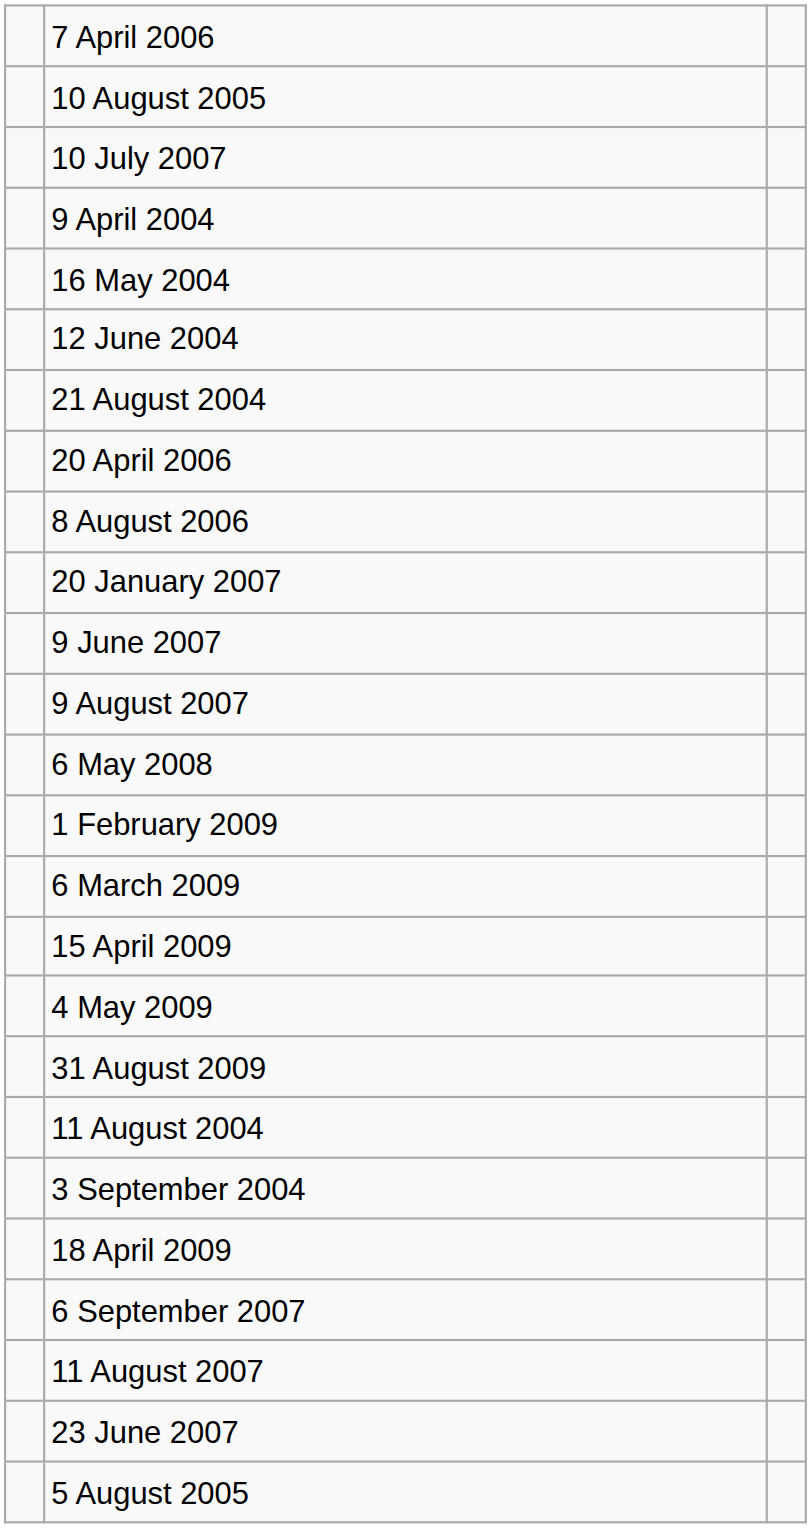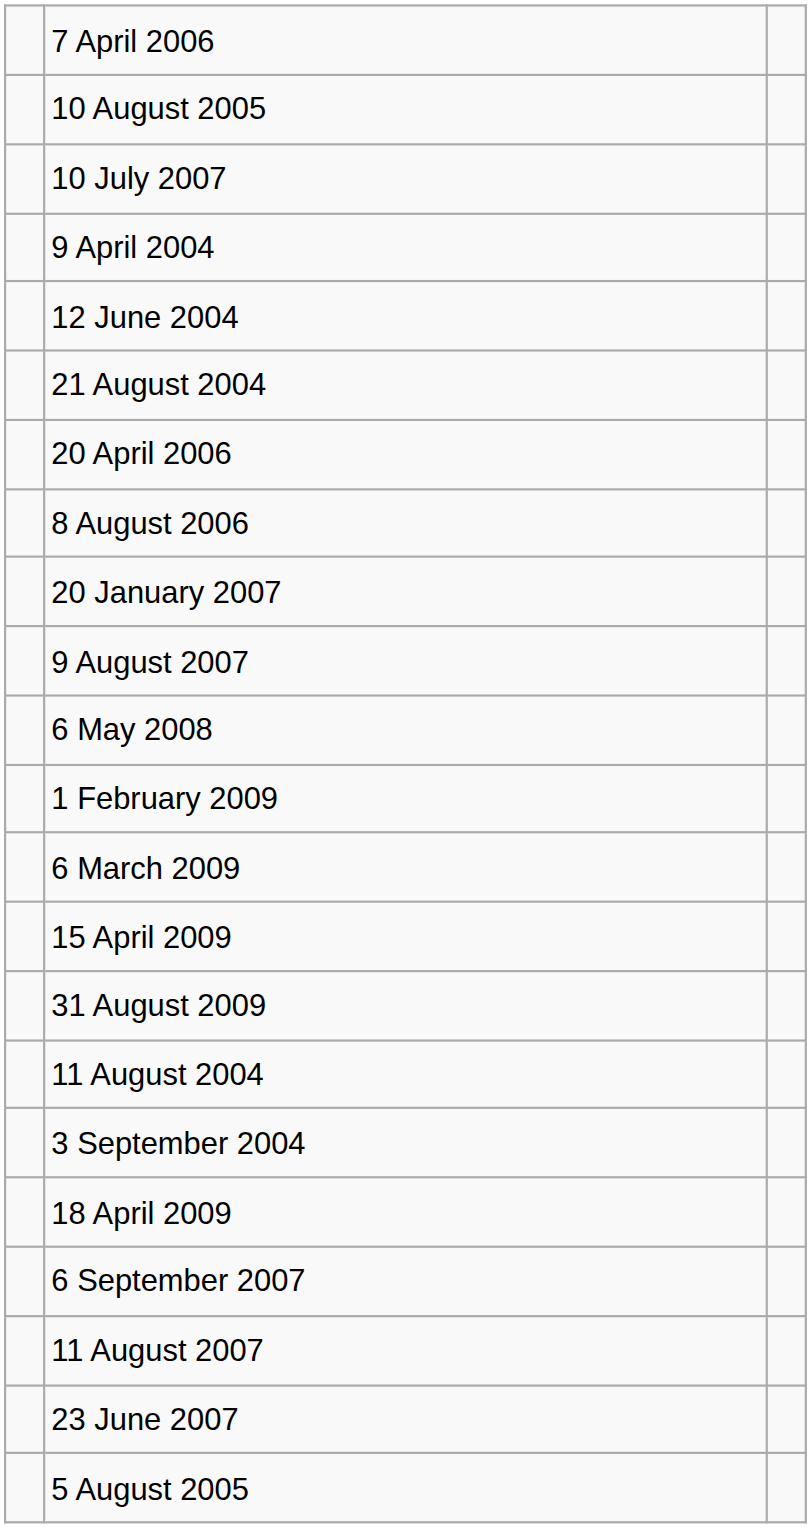- row: (141, 279)
- row: (136, 643)
- row: (132, 1007)
